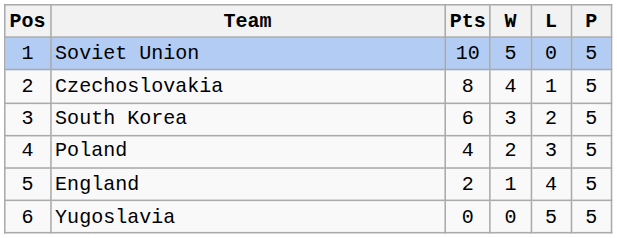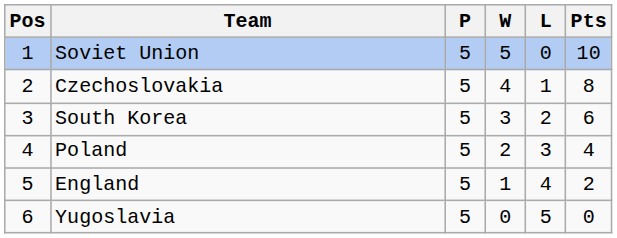columns swapped: (591, 21) <-> (468, 21)
